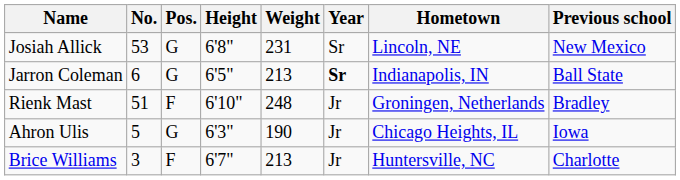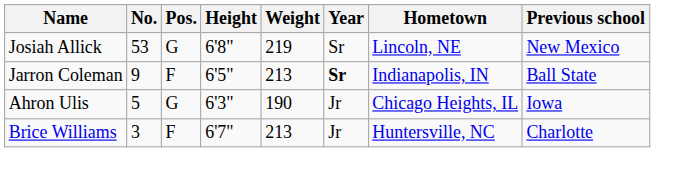(279, 47) 231 -> (279, 47) 219
(135, 75) 6 -> (135, 75) 9
(172, 75) G -> (171, 75) F
- row: (50, 103)
